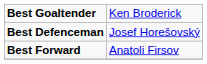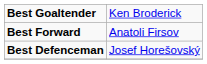rows swapped: (55, 31) <-> (44, 50)
